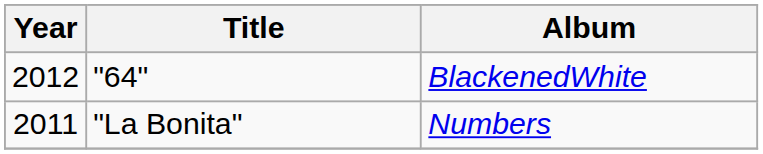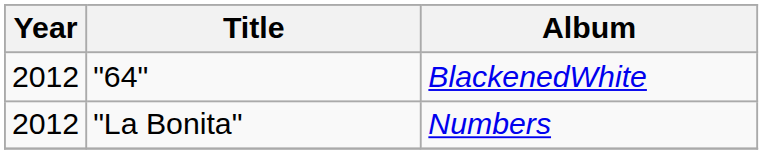(46, 124) 2011 -> (46, 124) 2012
